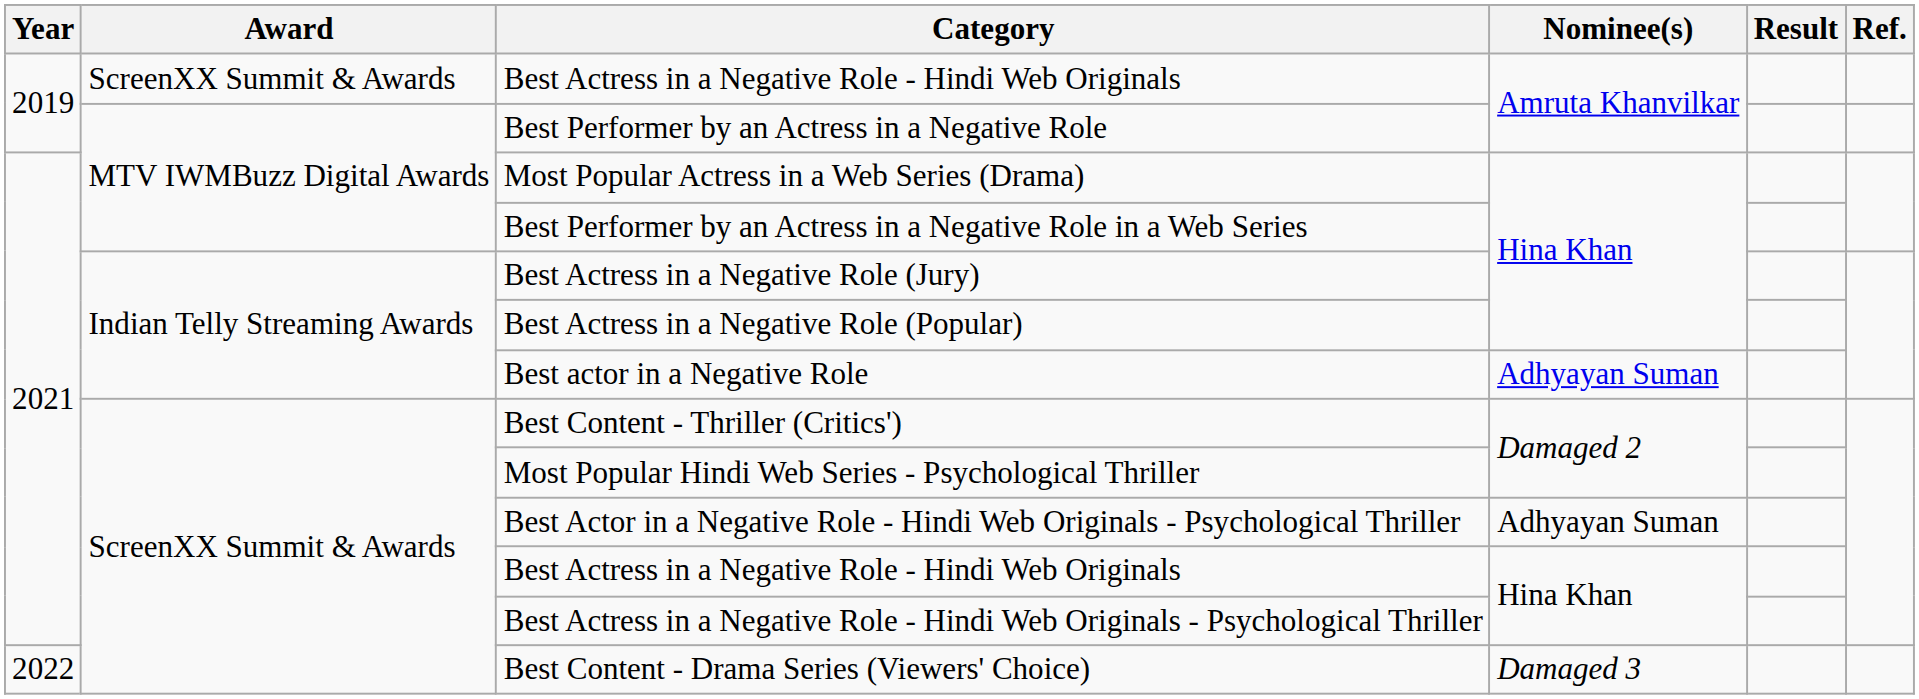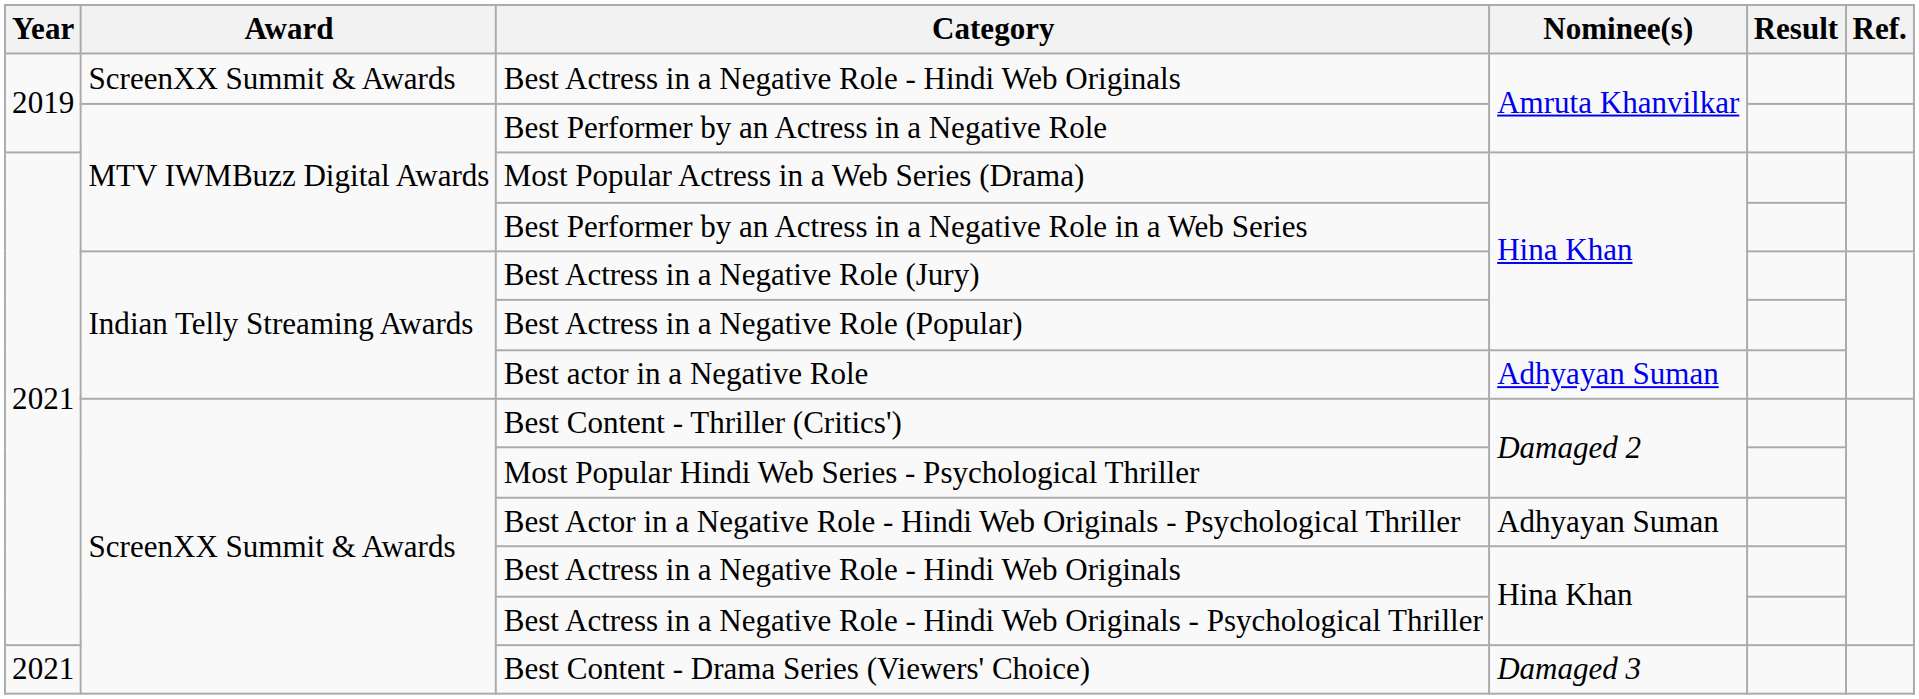(43, 669) 2022 -> (43, 669) 2021
